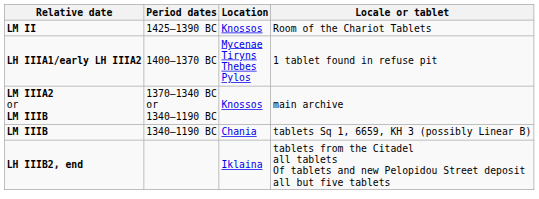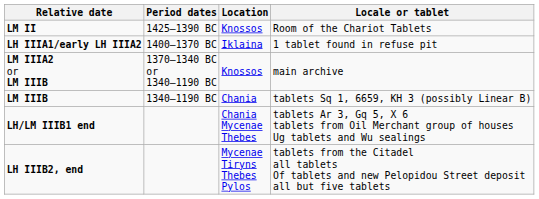(242, 61) Mycenae Tiryns Thebes Pylos -> (242, 44) Iklaina
+ row: (51, 126)
(242, 165) Iklaina -> (242, 170) Mycenae Tiryns Thebes Pylos
